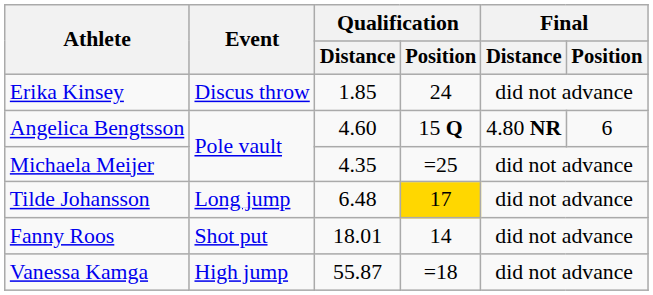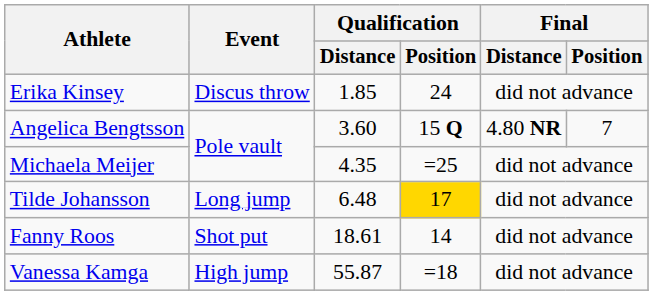(358, 128) 4.60 -> (358, 128) 3.60
(607, 128) 6 -> (607, 128) 7
(358, 236) 18.01 -> (358, 236) 18.61
